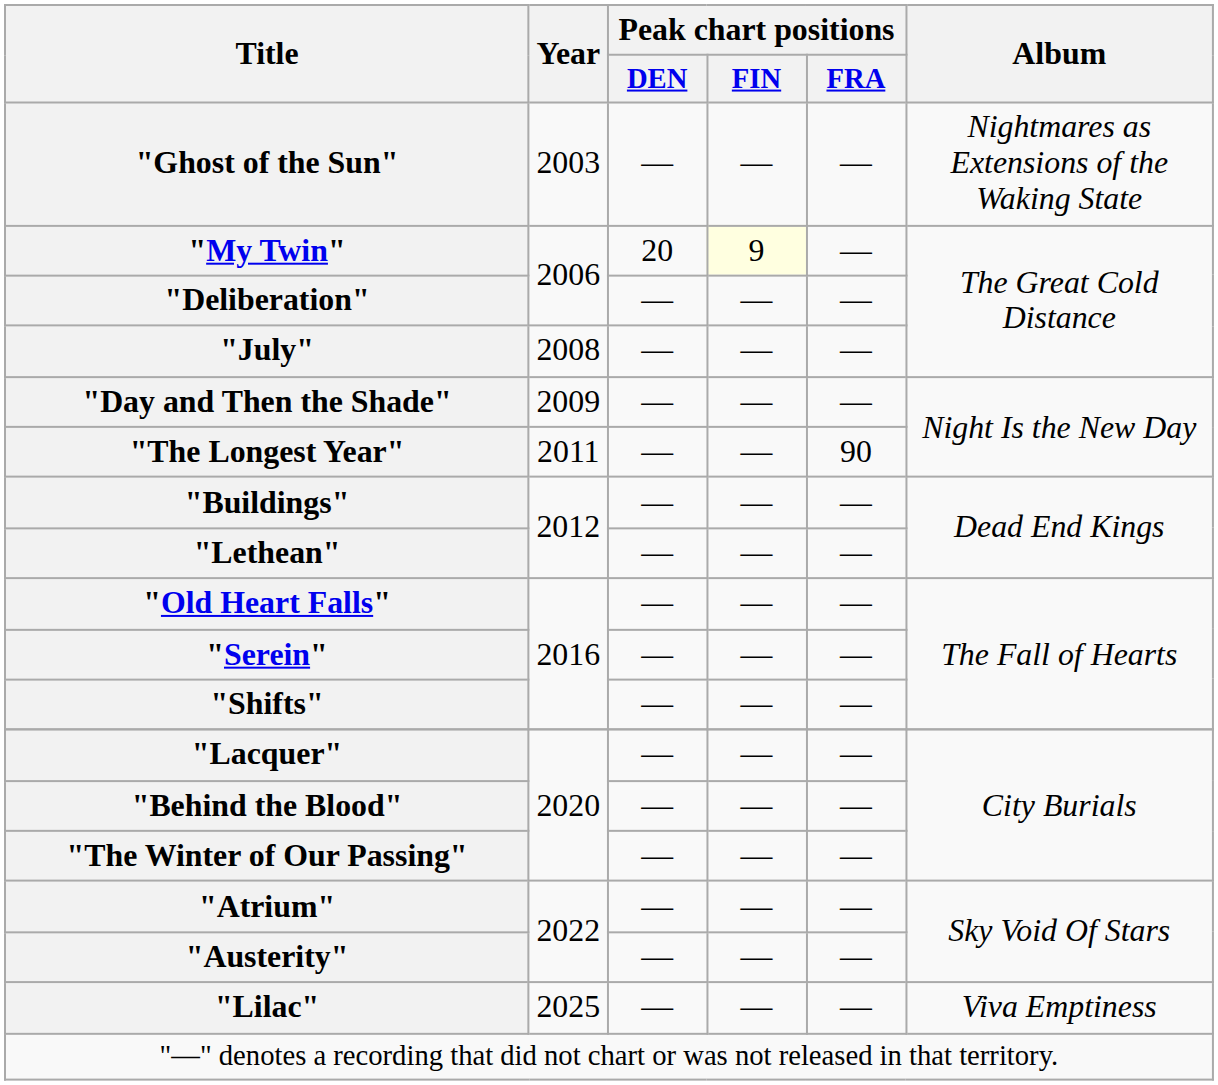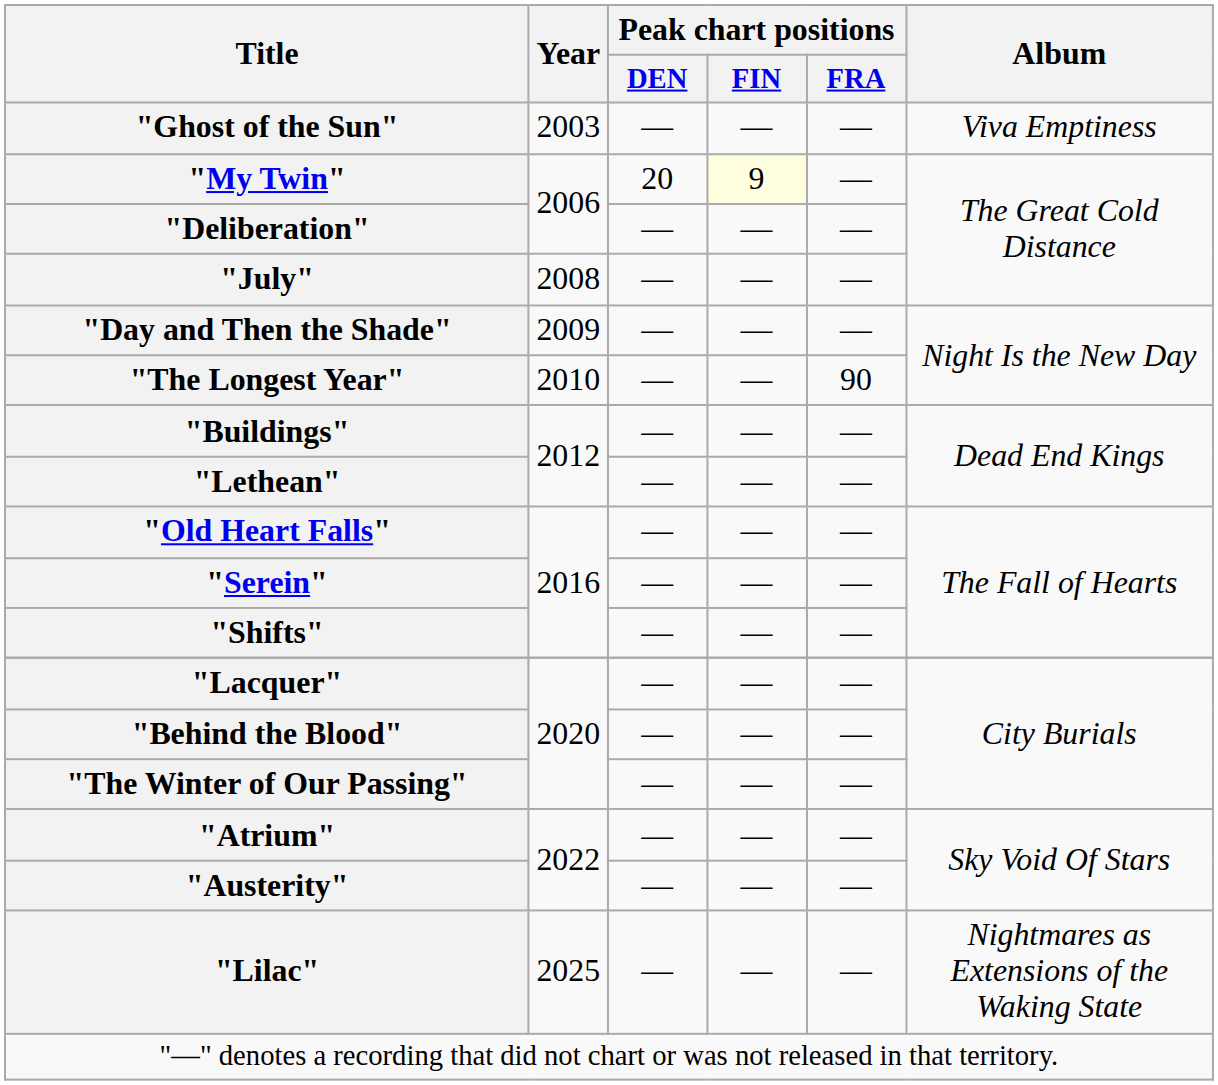(1059, 163) Nightmares as Extensions of the Waking State -> (1059, 127) Viva Emptiness
(568, 451) 2011 -> (568, 379) 2010
(1059, 1007) Viva Emptiness -> (1059, 971) Nightmares as Extensions of the Waking State
